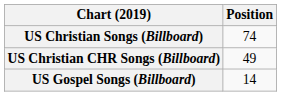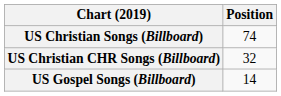(250, 58) 49 -> (250, 58) 32
